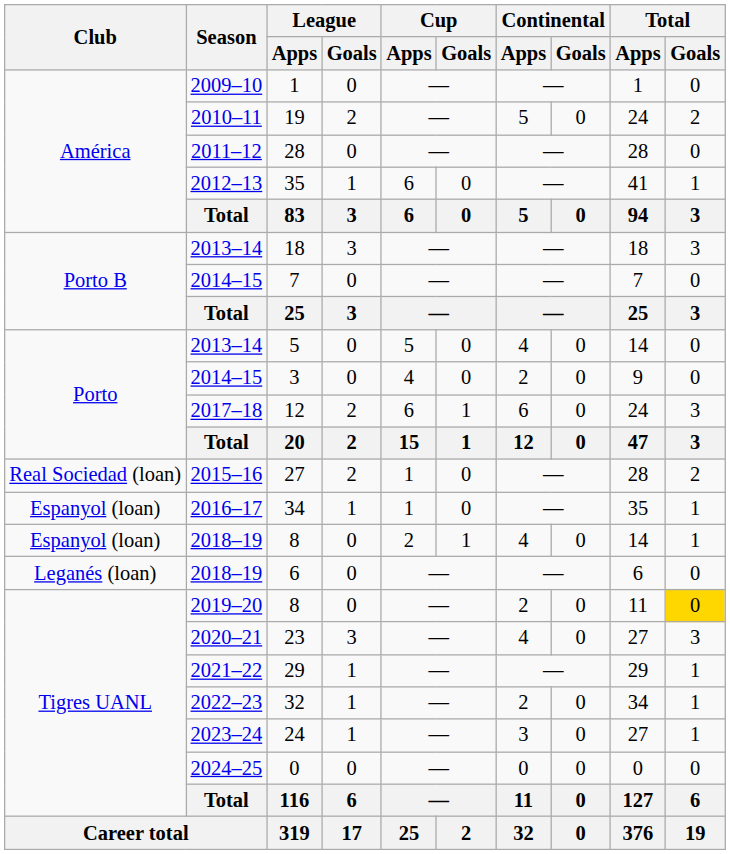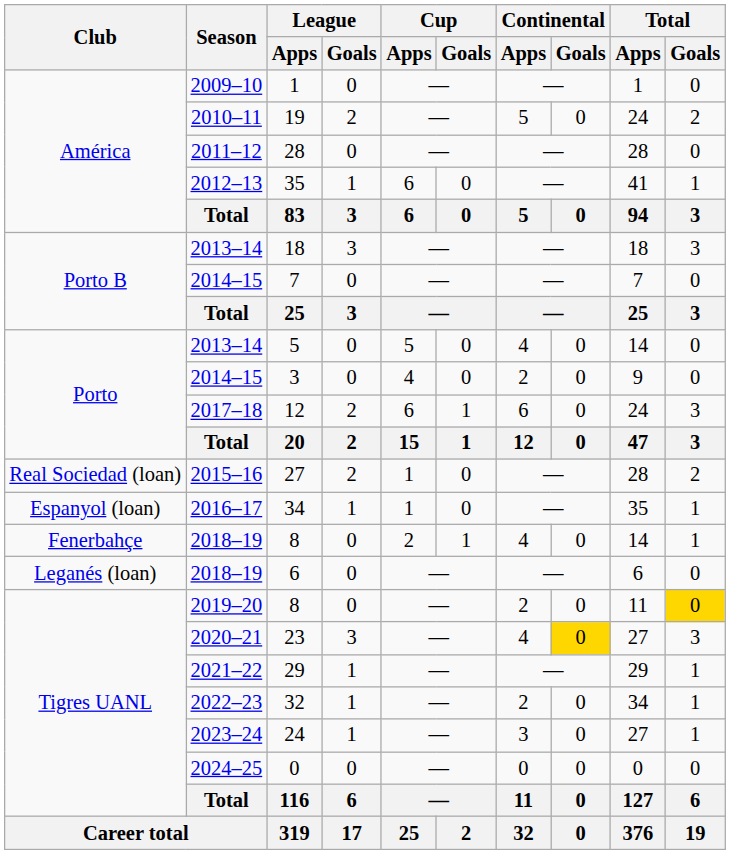(95, 540) Espanyol (loan) -> (95, 540) Fenerbahçe
(581, 637) no background -> (581, 637) gold background
